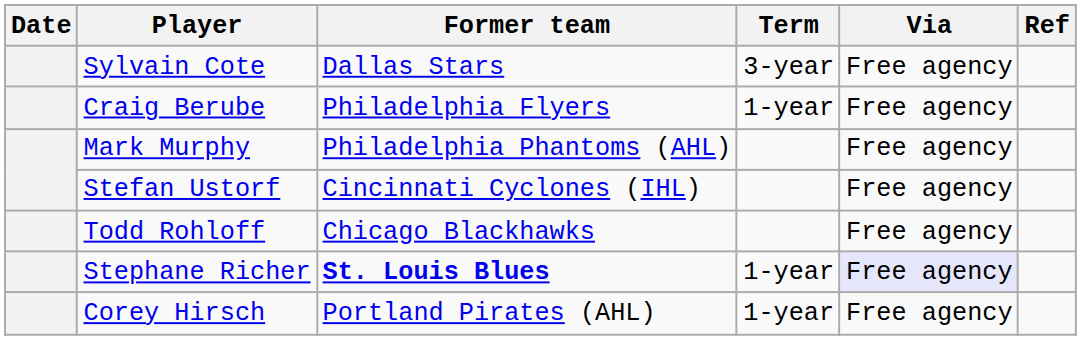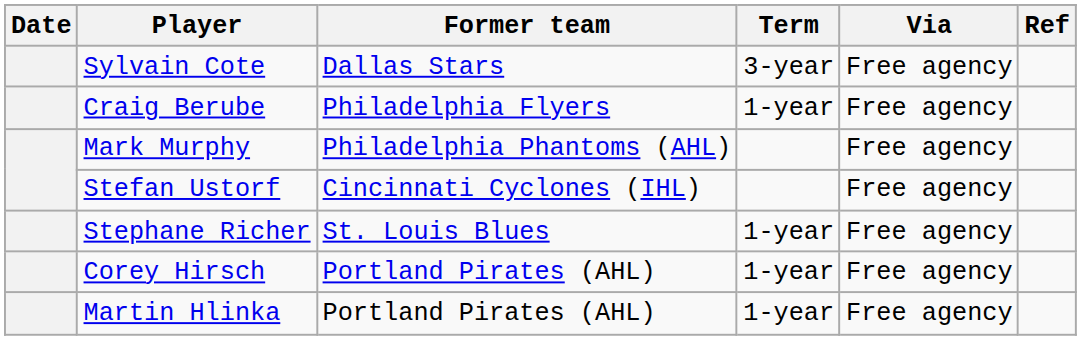- row: (174, 231)
(436, 272) bold -> (436, 231) normal
(929, 272) lavender background -> (929, 231) no background
+ row: (182, 313)
